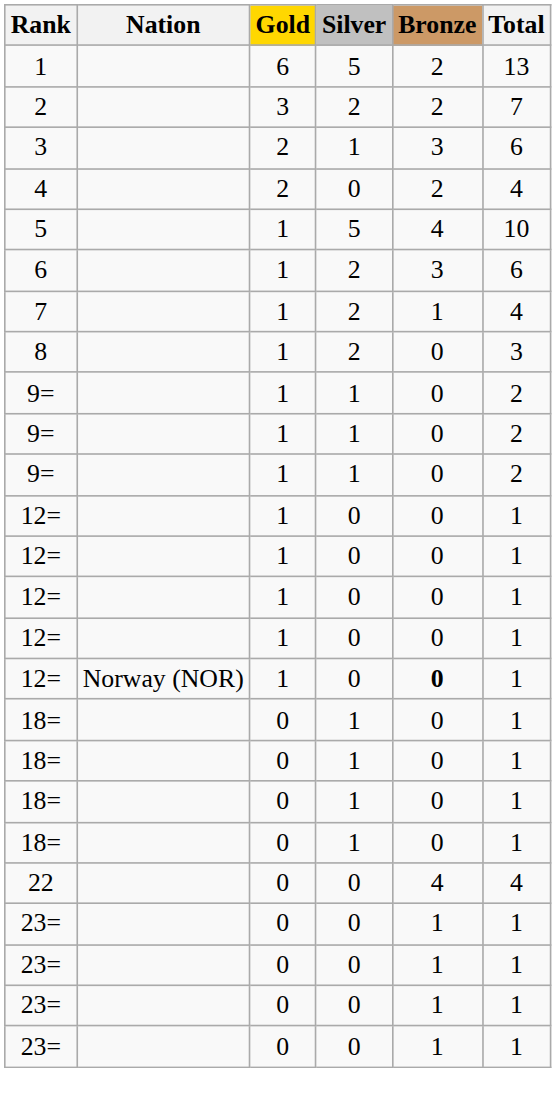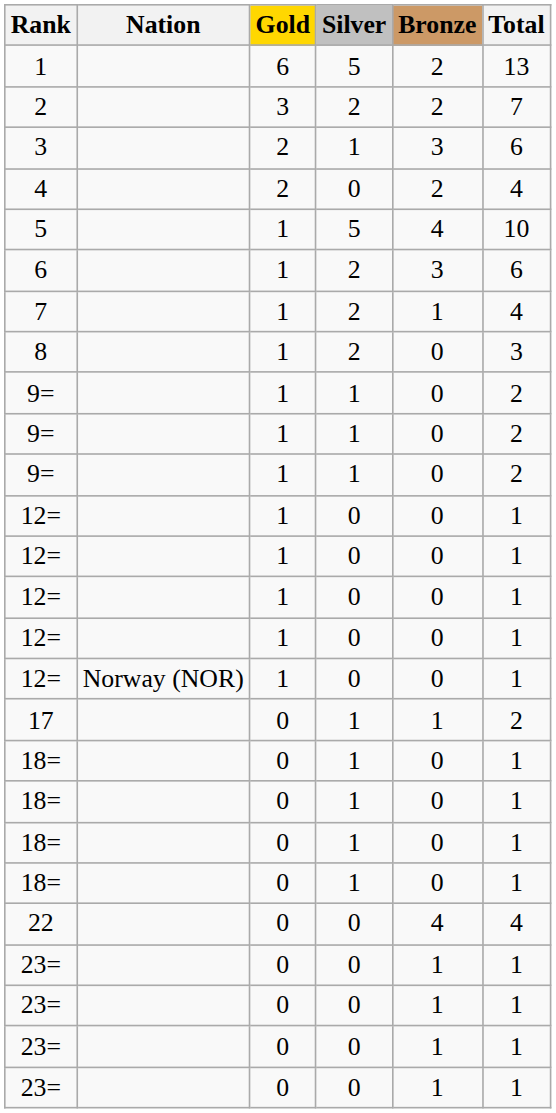(437, 678) bold -> (437, 678) normal
+ row: (41, 719)
